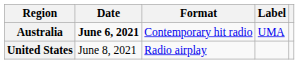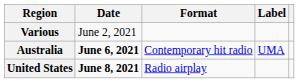+ row: (40, 31)
(107, 50) normal -> (108, 68) bold
